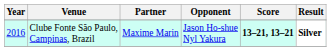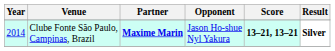(16, 33) 2016 -> (16, 33) 2014
(151, 33) normal -> (153, 33) bold
